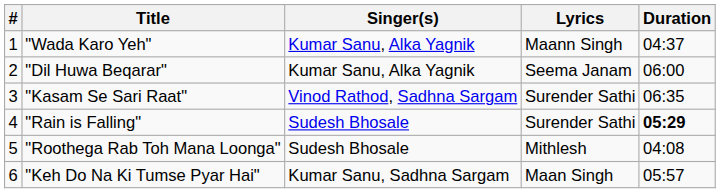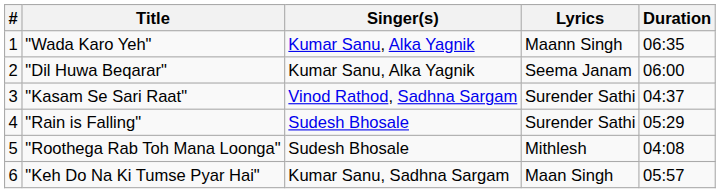(664, 44) 04:37 -> (664, 44) 06:35
(664, 97) 06:35 -> (664, 97) 04:37
(664, 123) bold -> (664, 123) normal
